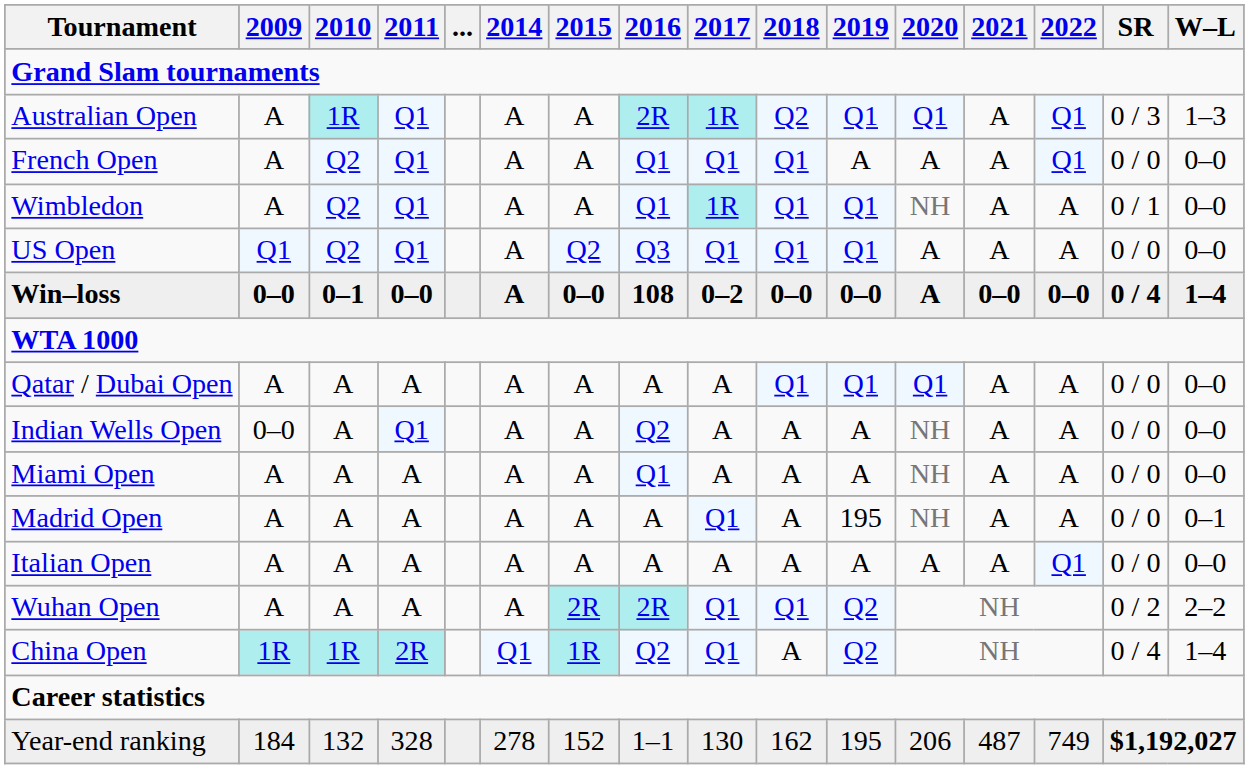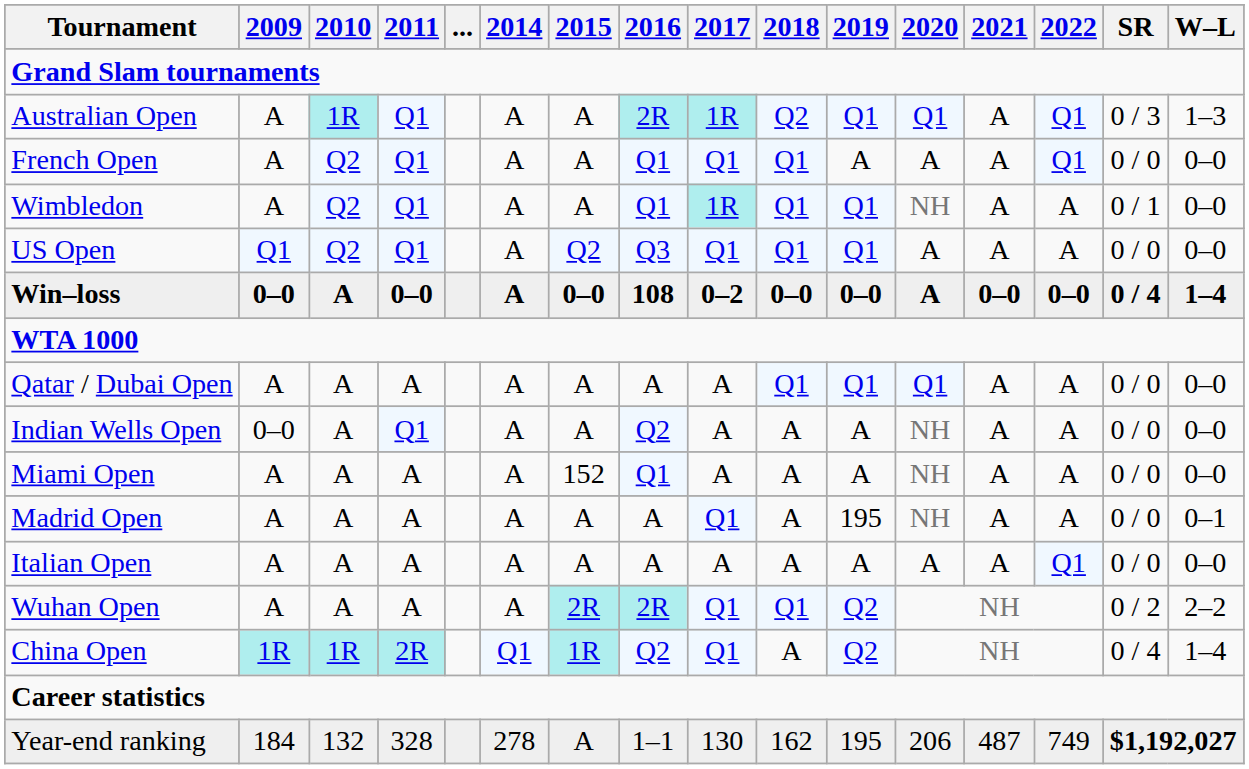(343, 294) 0–1 -> (343, 294) A
(584, 473) A -> (584, 473) 152
(584, 741) 152 -> (584, 741) A
